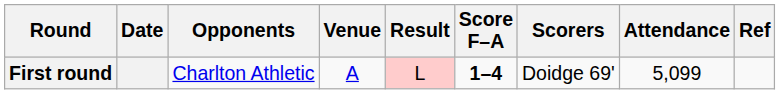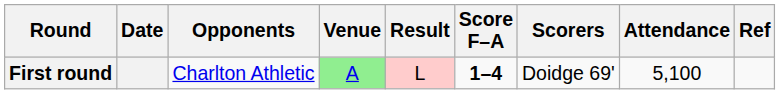(352, 72) no background -> (352, 72) lightgreen background
(677, 72) 5,099 -> (677, 72) 5,100
